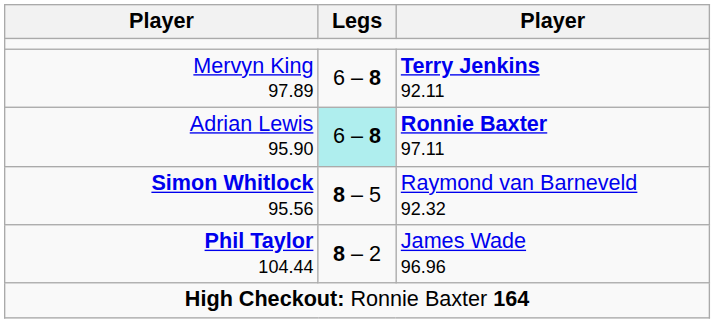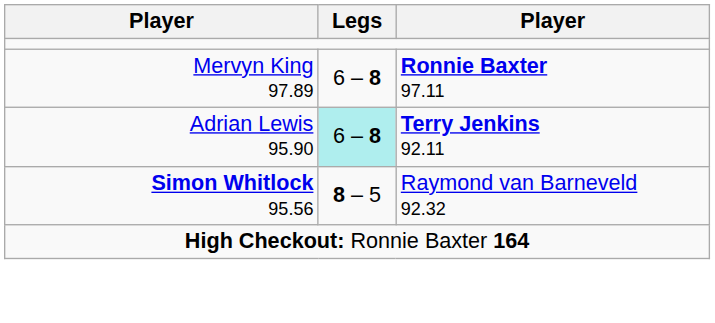(470, 77) Terry Jenkins 92.11 -> (474, 77) Ronnie Baxter 97.11
(474, 136) Ronnie Baxter 97.11 -> (470, 136) Terry Jenkins 92.11
- row: (259, 253)
